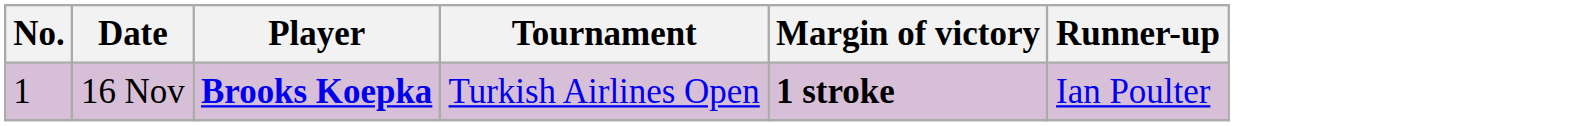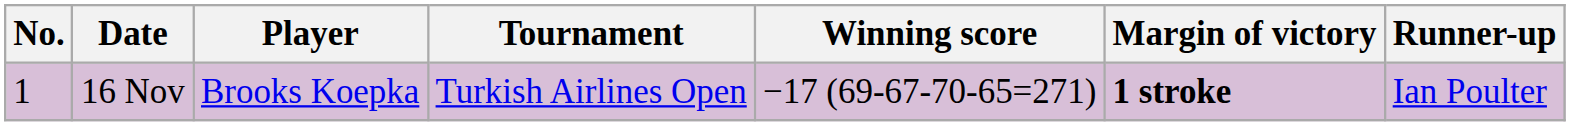+ column: (930, 33)
(317, 91) bold -> (310, 91) normal
